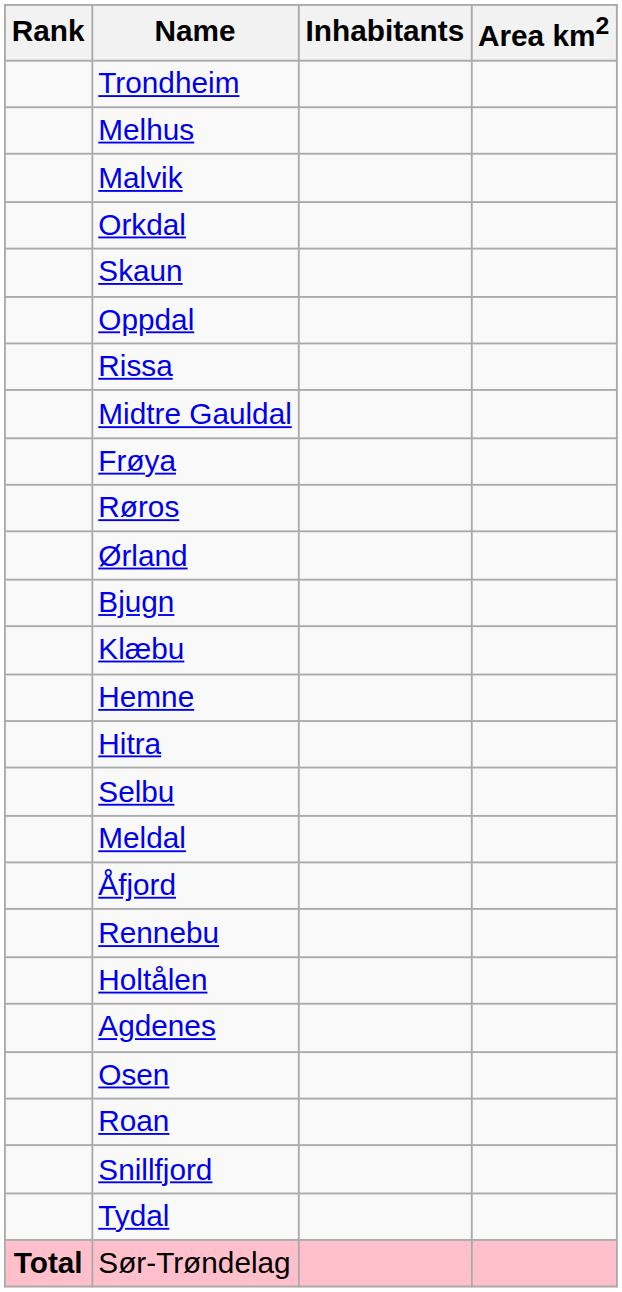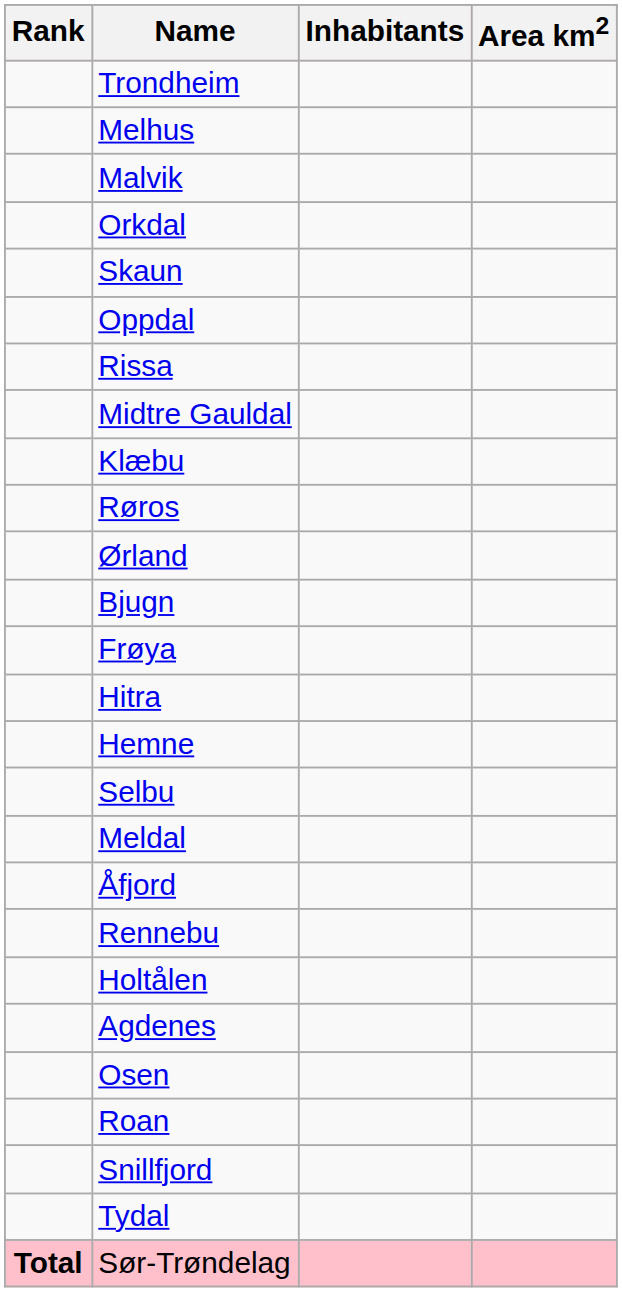rows swapped: (141, 649) <-> (137, 460)
rows swapped: (130, 744) <-> (146, 696)
